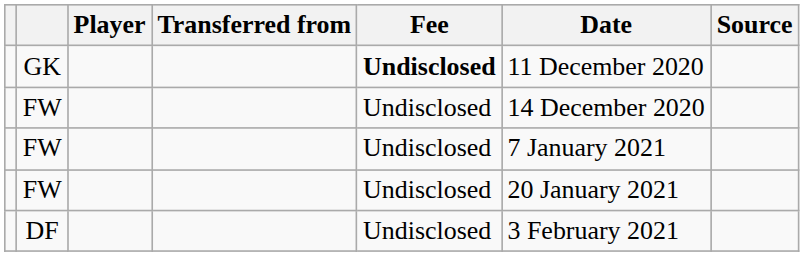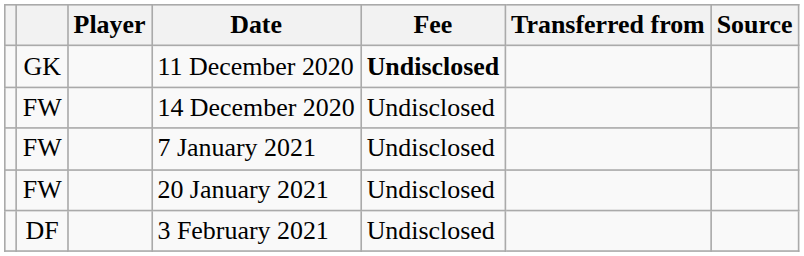columns swapped: (254, 25) <-> (606, 25)
